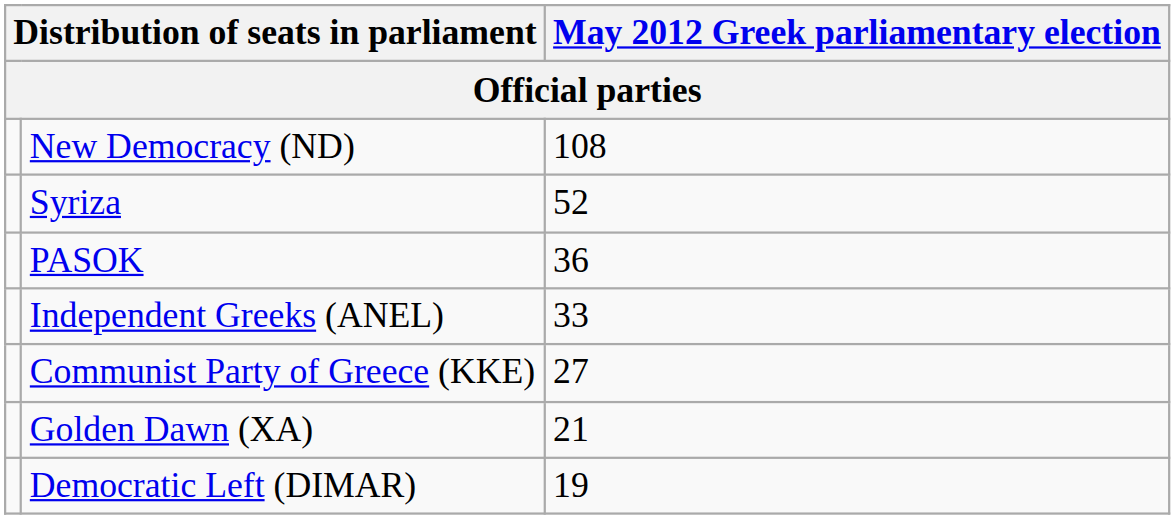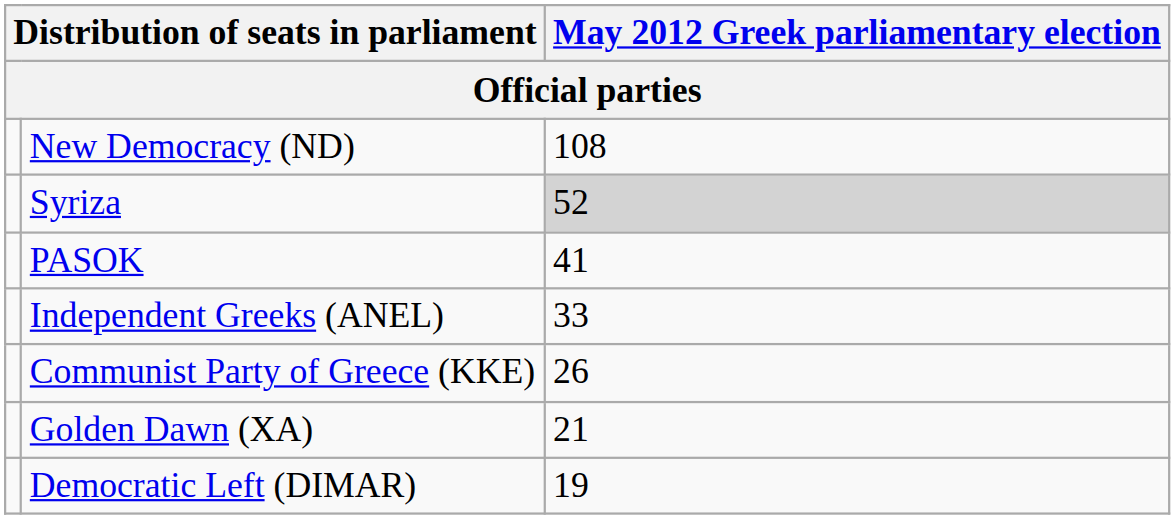(571, 202) no background -> (571, 202) lightgrey background
(571, 259) 36 -> (571, 259) 41
(571, 372) 27 -> (571, 372) 26
